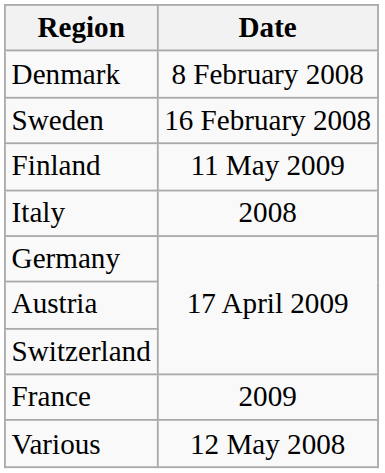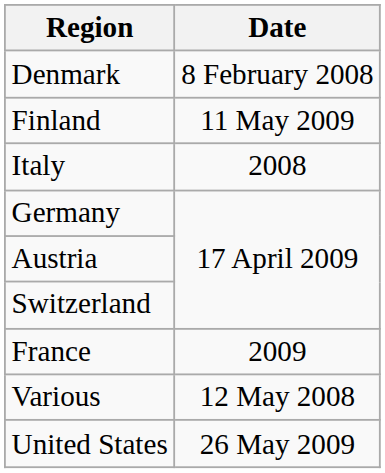- row: (58, 119)
+ row: (90, 443)
